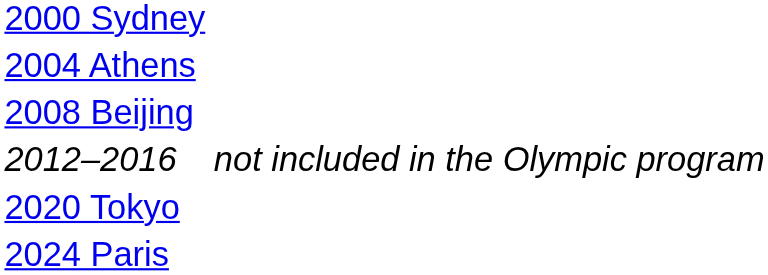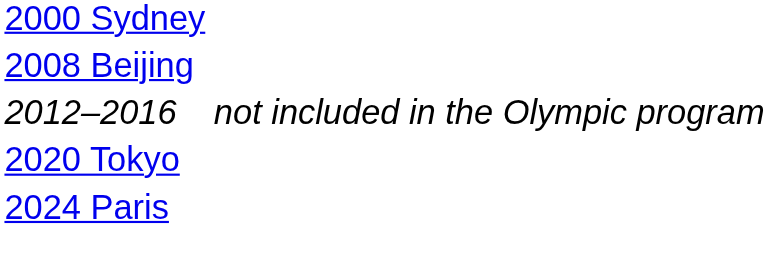- row: (100, 65)
